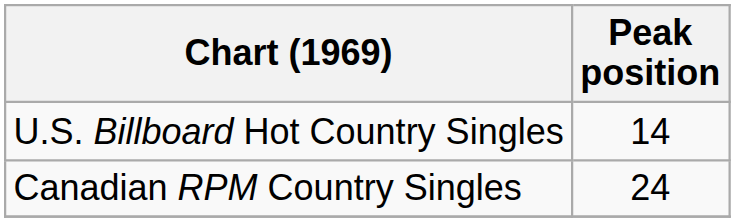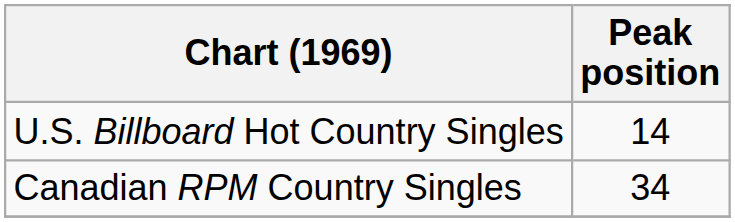(650, 187) 24 -> (650, 187) 34
